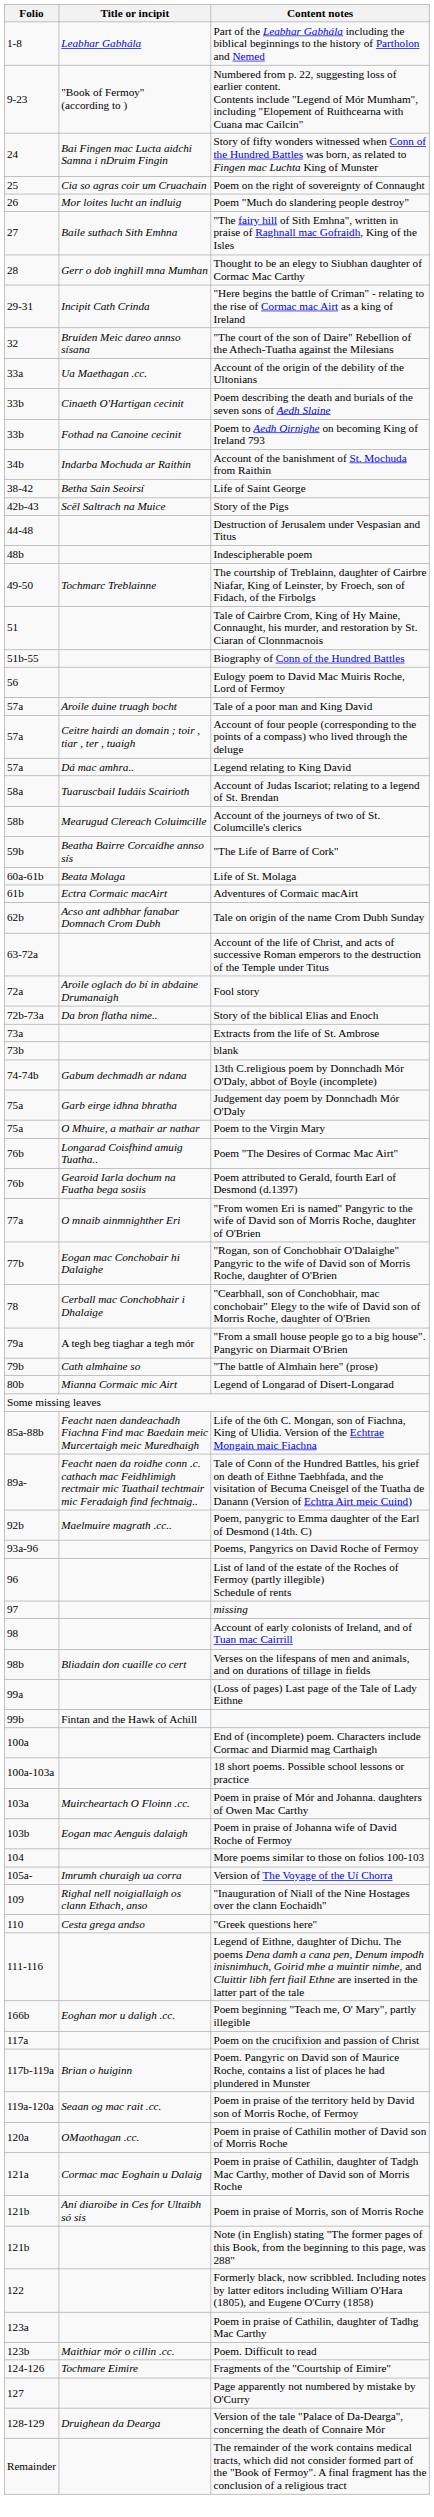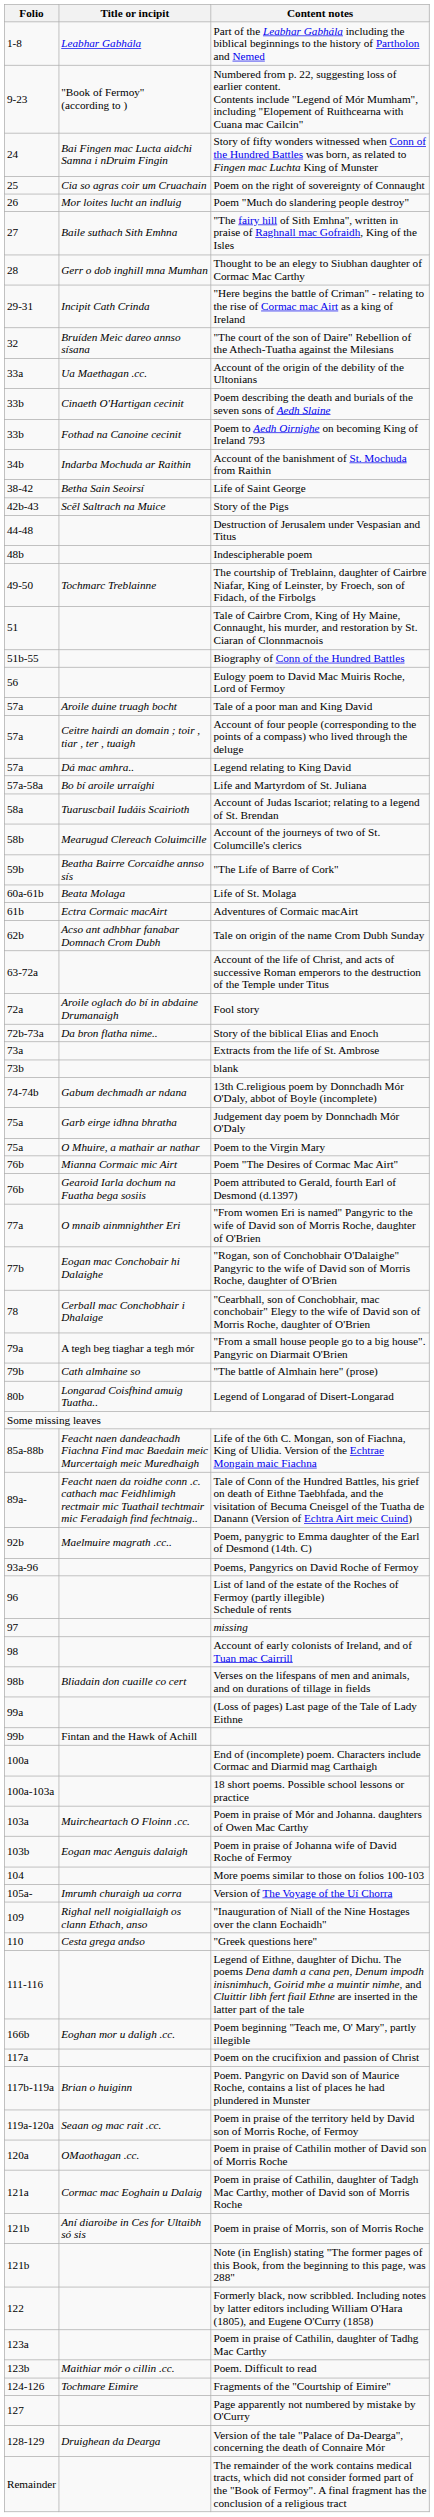+ row: (290, 785)
(122, 1153) Longarad Coisfhind amuig Tuatha.. -> (119, 1164) Mianna Cormaic mic Airt
(119, 1384) Mianna Cormaic mic Airt -> (122, 1396) Longarad Coisfhind amuig Tuatha..
